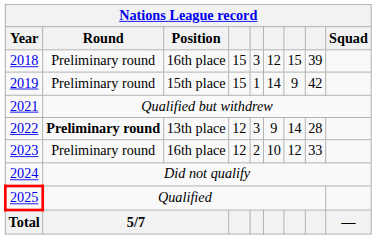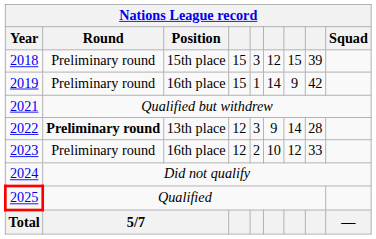(196, 60) 16th place -> (196, 60) 15th place
(196, 83) 15th place -> (196, 83) 16th place
